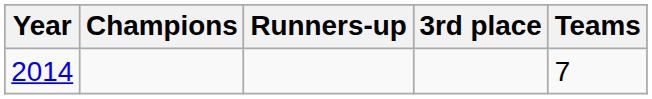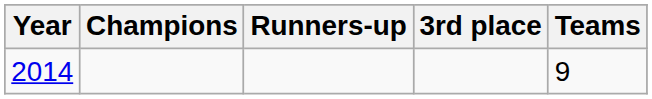(562, 70) 7 -> (562, 70) 9
